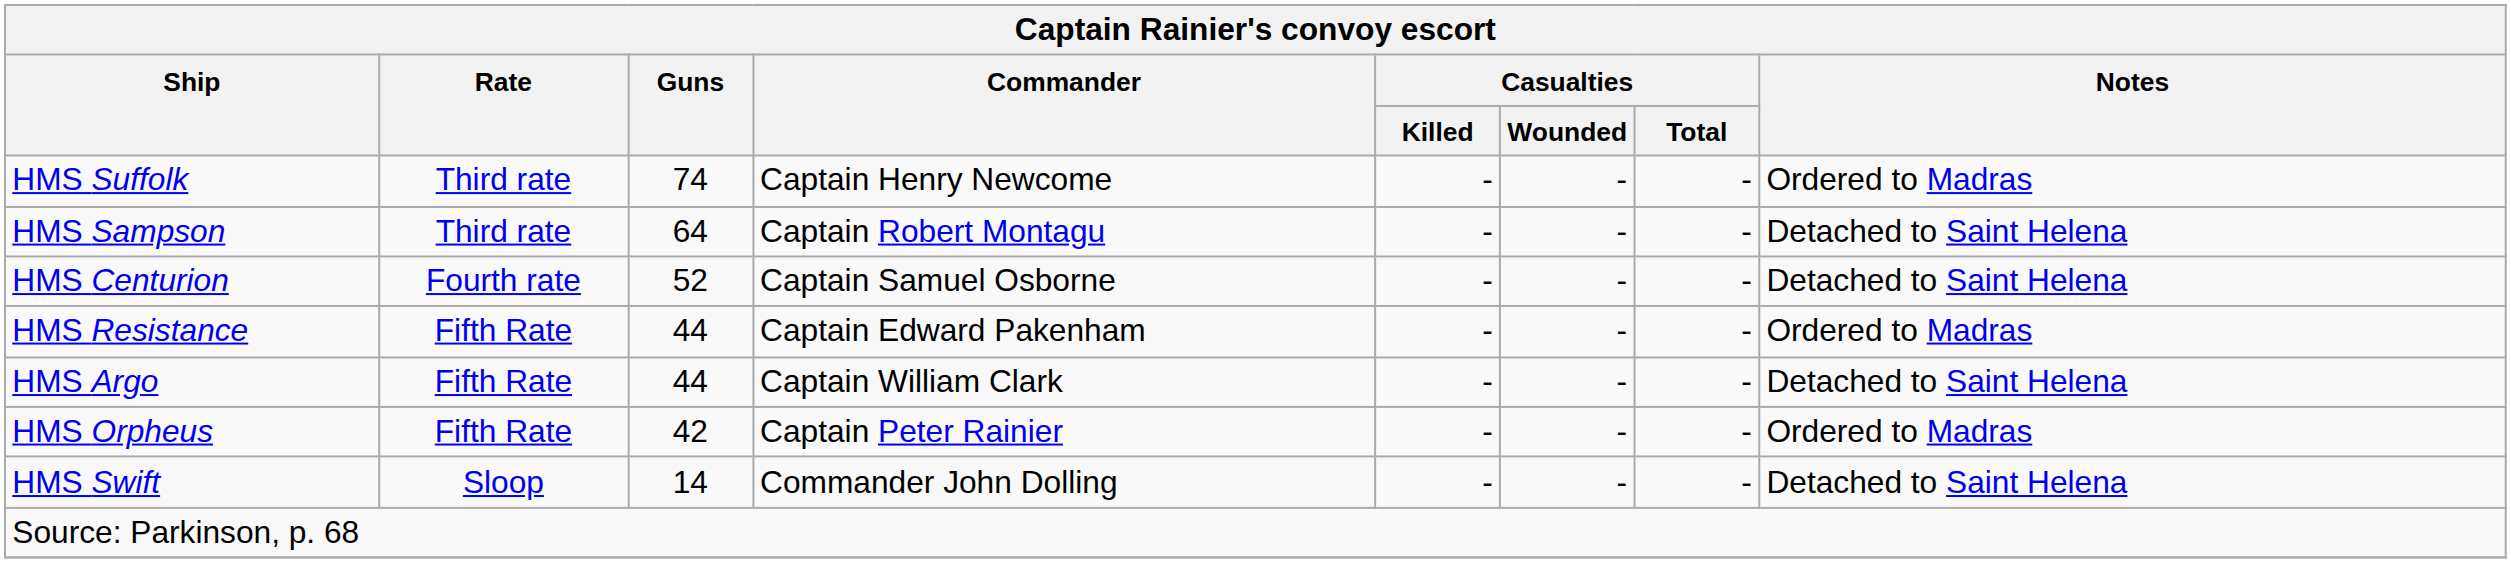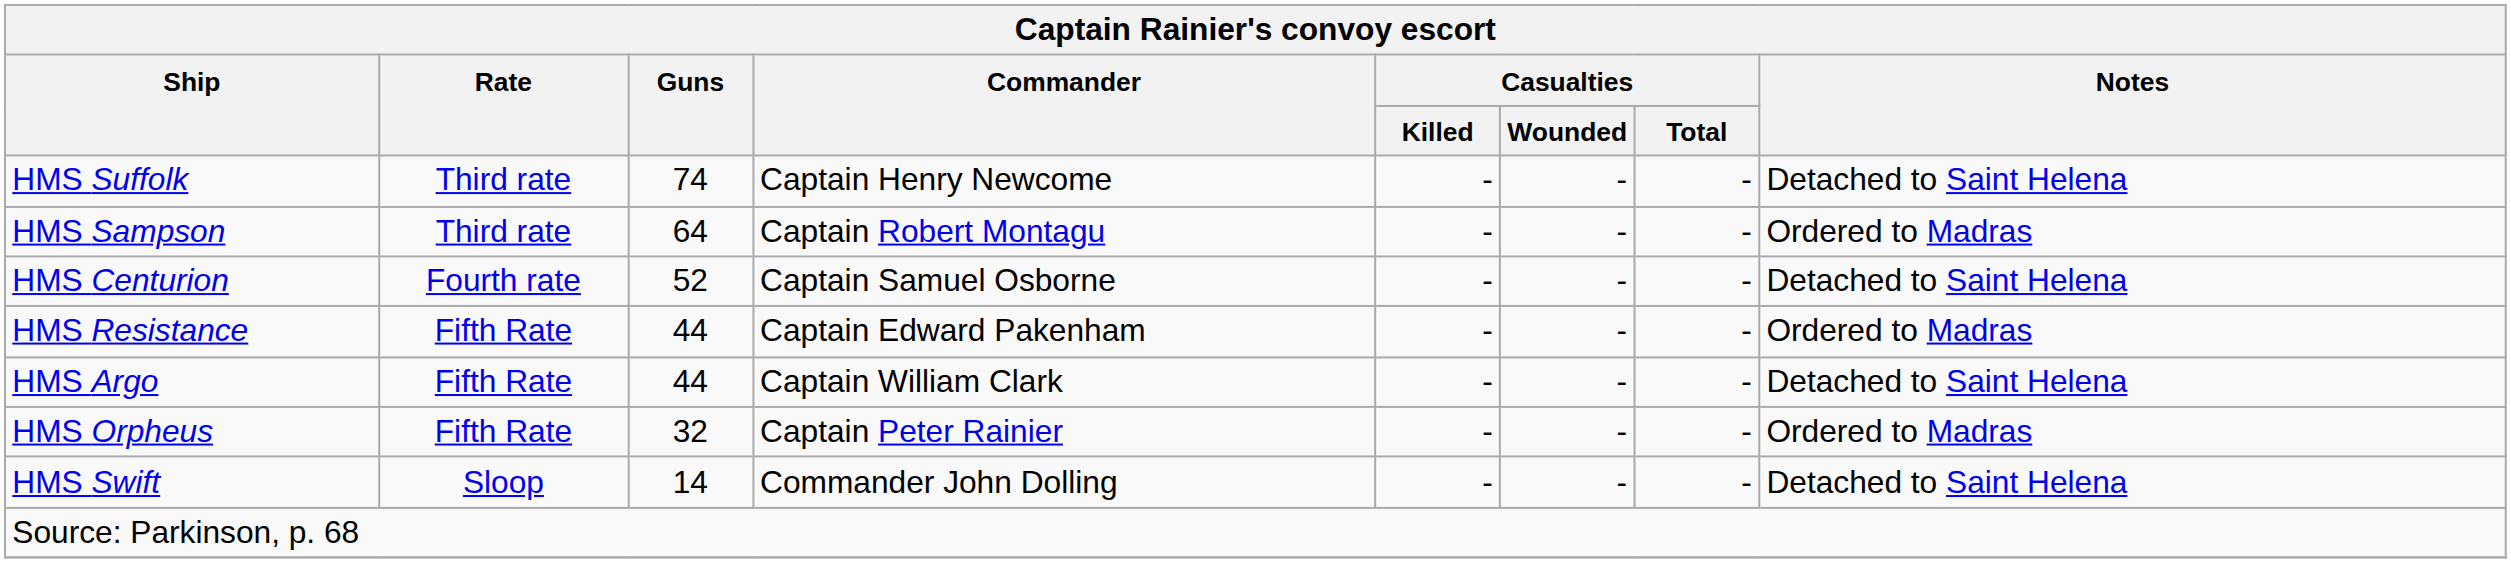(1899, 180) Ordered to Madras -> (1947, 180) Detached to Saint Helena
(1947, 230) Detached to Saint Helena -> (1899, 230) Ordered to Madras
(690, 431) 42 -> (690, 431) 32
